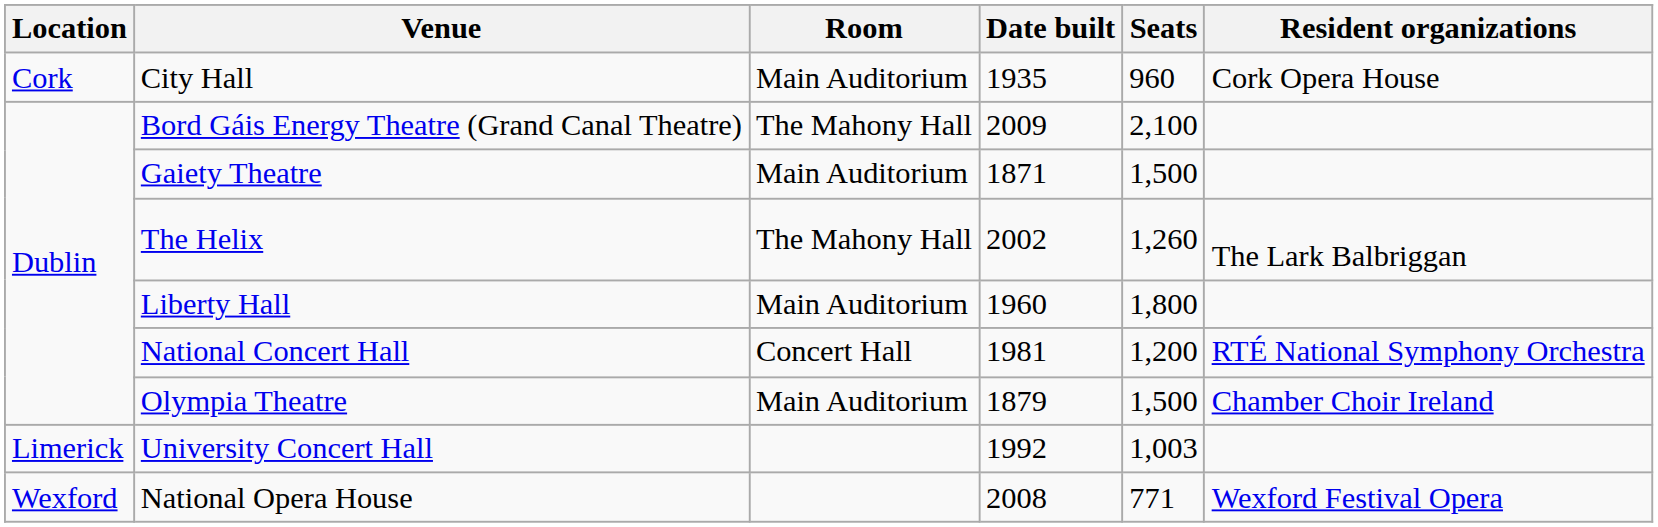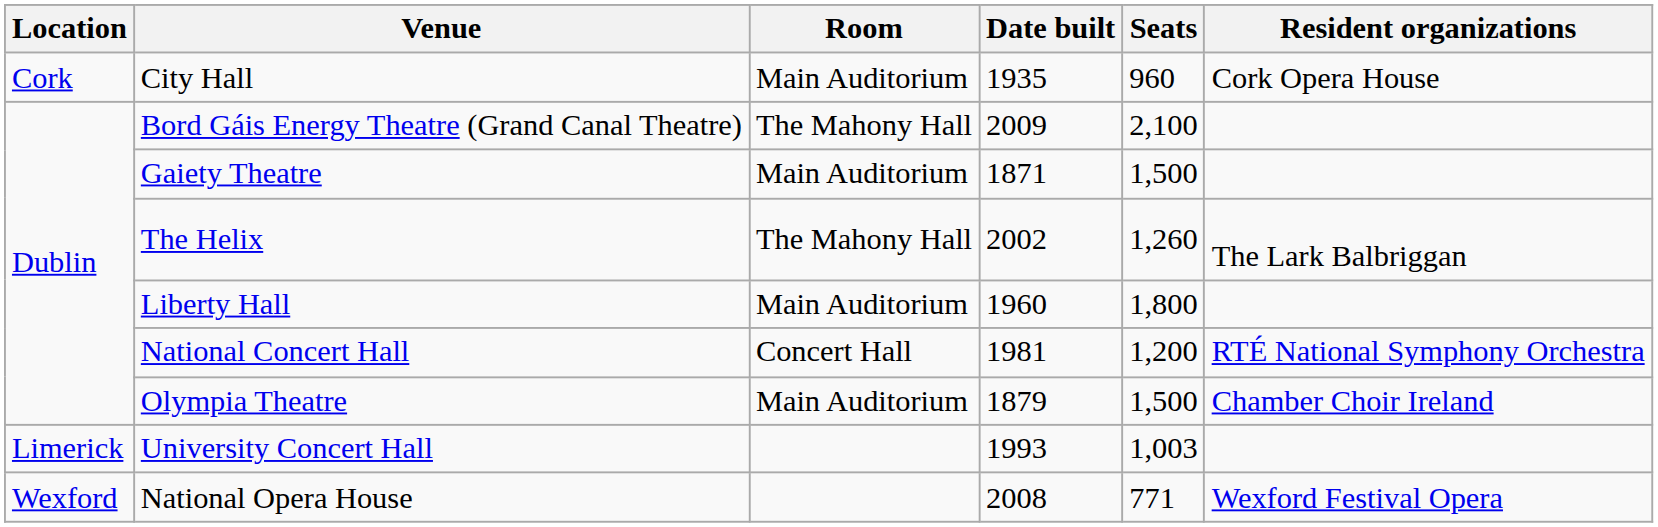(1016, 448) 1992 -> (1016, 448) 1993
